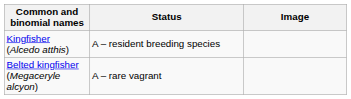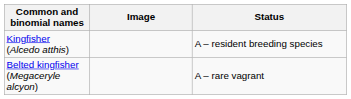columns swapped: (295, 17) <-> (167, 17)
